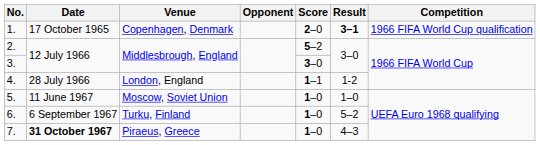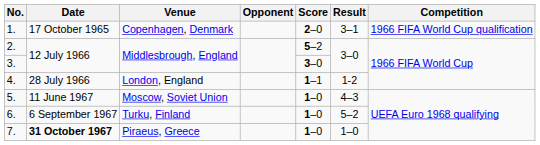(349, 30) bold -> (349, 30) normal
(349, 98) 1–0 -> (349, 98) 4–3
(349, 132) 4–3 -> (349, 132) 1–0
